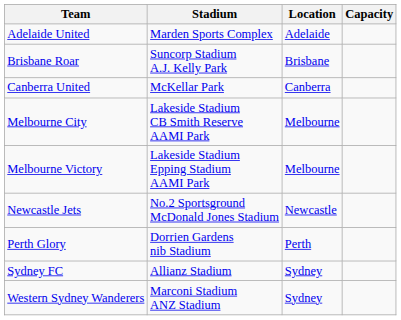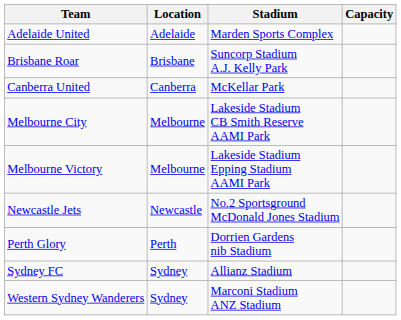columns swapped: (312, 14) <-> (215, 14)
